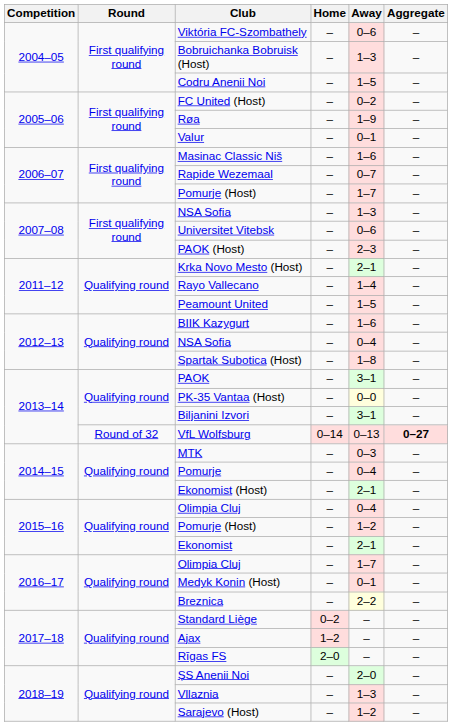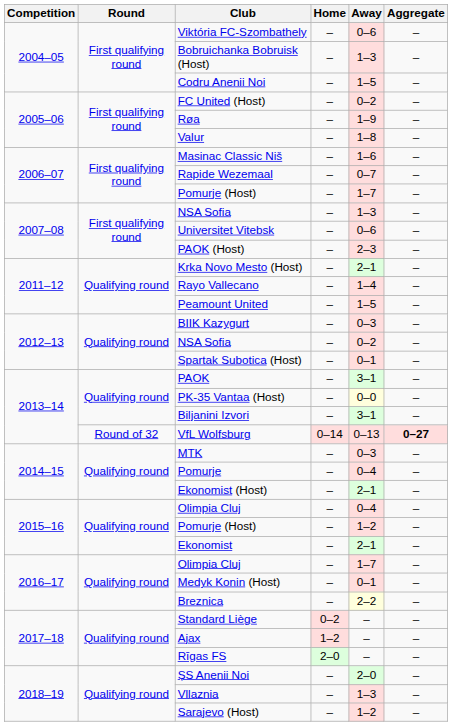(366, 138) 0–1 -> (366, 138) 1–8
(366, 323) 1–6 -> (366, 323) 0–3
(366, 341) 0–4 -> (366, 341) 0–2
(366, 360) 1–8 -> (366, 360) 0–1
